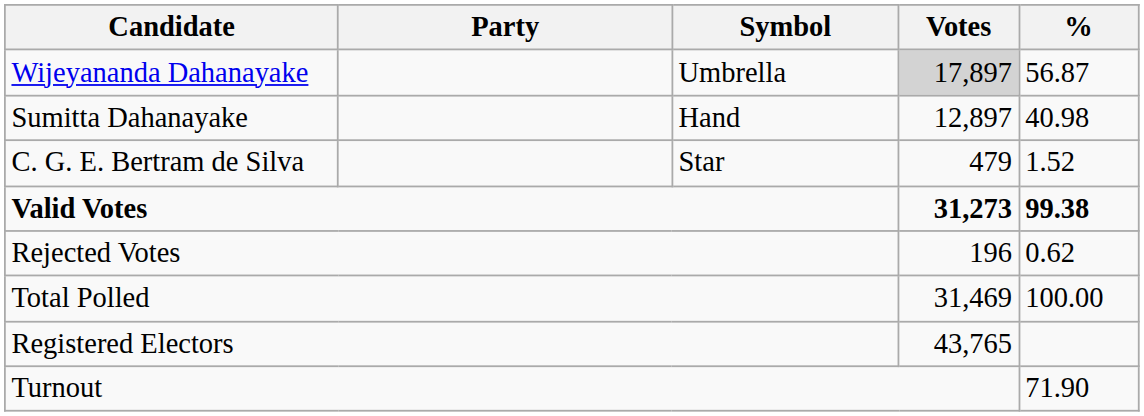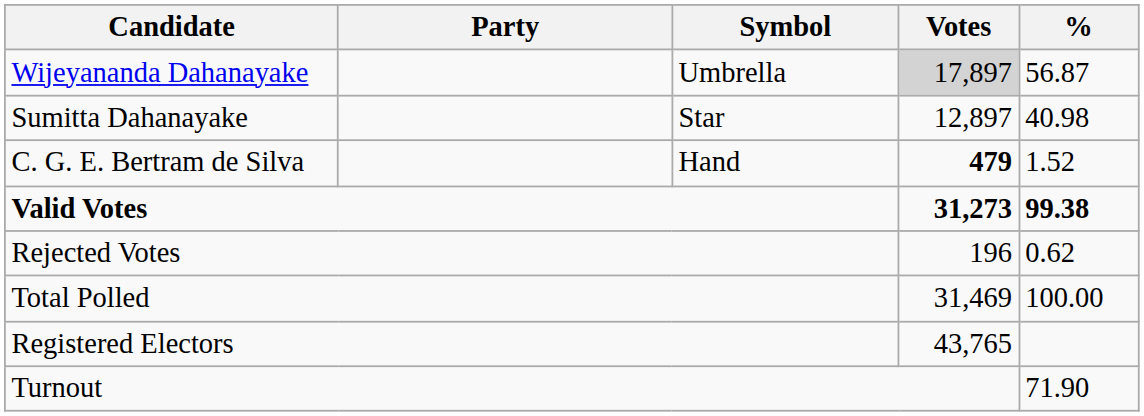(709, 117) Hand -> (701, 117) Star
(701, 162) Star -> (709, 162) Hand
(991, 162) normal -> (991, 162) bold
